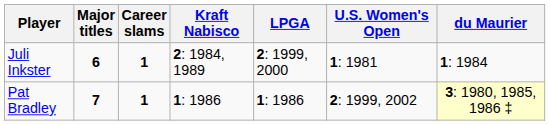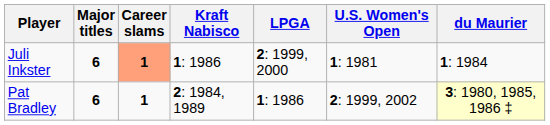(144, 62) no background -> (144, 62) lightsalmon background
(199, 62) 2: 1984, 1989 -> (197, 62) 1: 1986
(96, 101) 7 -> (96, 101) 6
(197, 101) 1: 1986 -> (199, 101) 2: 1984, 1989
